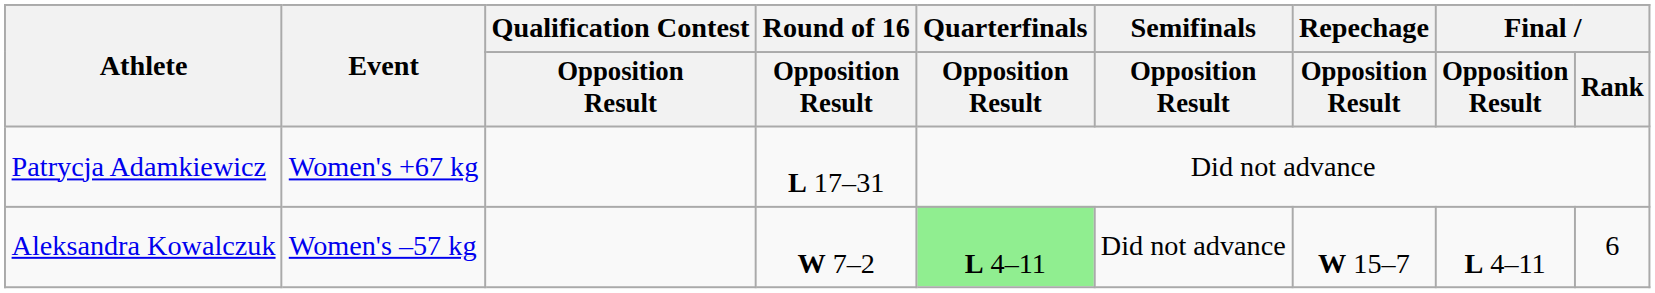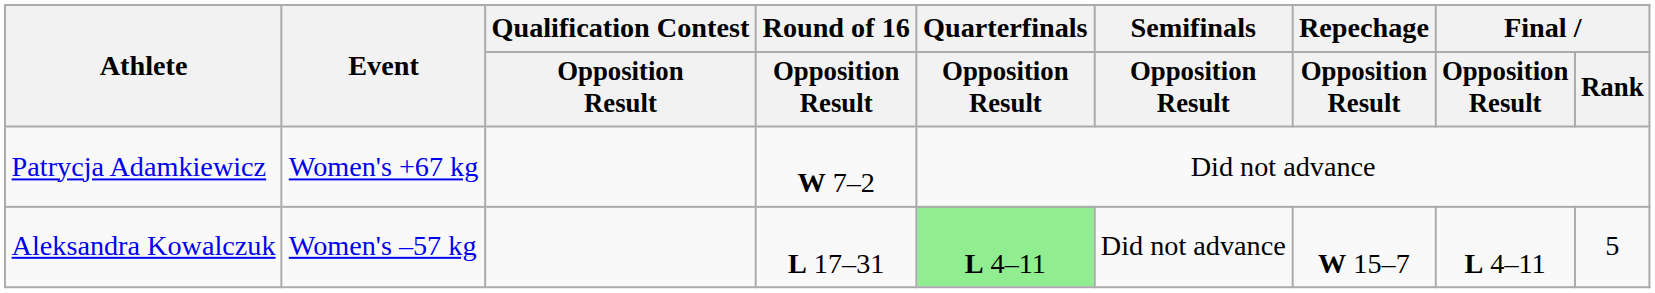(836, 183) L 17–31 -> (836, 183) W 7–2
(836, 263) W 7–2 -> (836, 263) L 17–31
(1612, 246) 6 -> (1612, 246) 5
